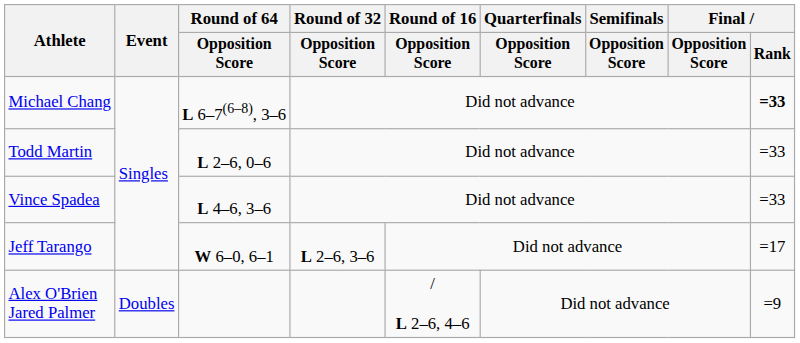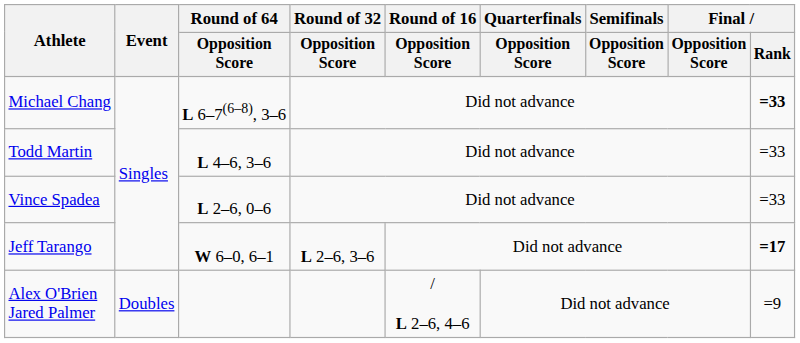(234, 162) L 2–6, 0–6 -> (234, 162) L 4–6, 3–6
(234, 209) L 4–6, 3–6 -> (234, 209) L 2–6, 0–6
(772, 246) normal -> (772, 246) bold
